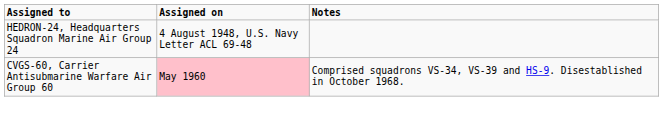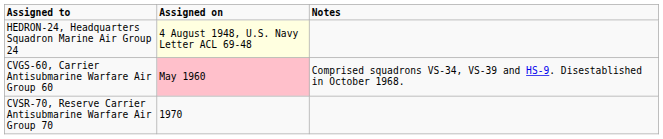(229, 39) no background -> (229, 39) lightyellow background
+ row: (79, 115)
